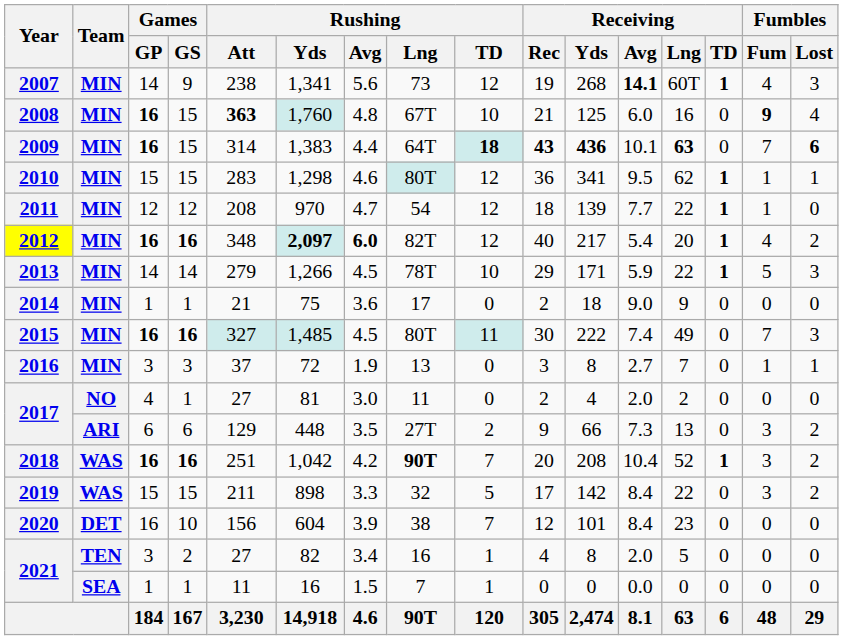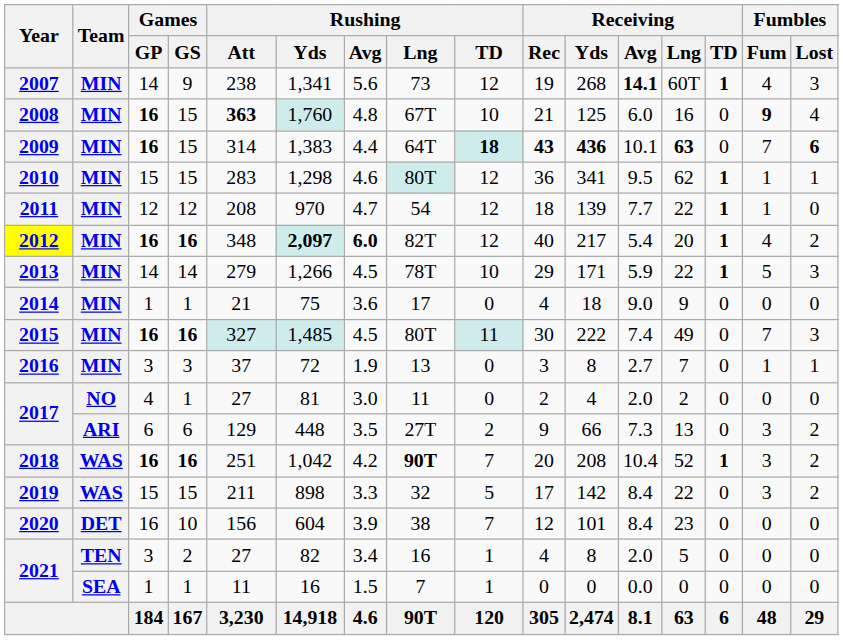(544, 303) 2 -> (544, 303) 4
